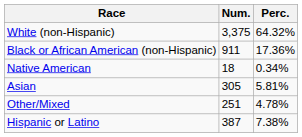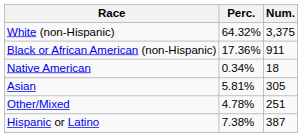columns swapped: (236, 13) <-> (275, 13)
